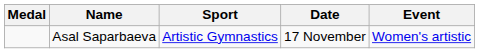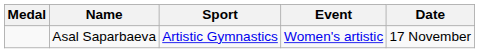columns swapped: (422, 15) <-> (325, 15)
